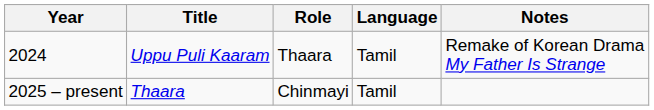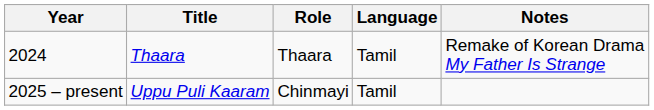(200, 54) Uppu Puli Kaaram -> (158, 54) Thaara
(158, 91) Thaara -> (200, 91) Uppu Puli Kaaram
